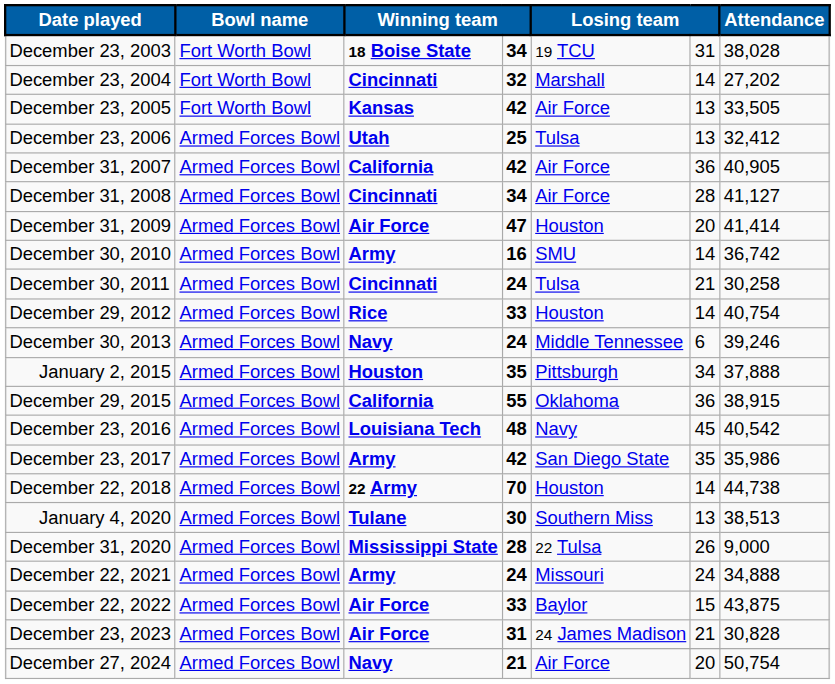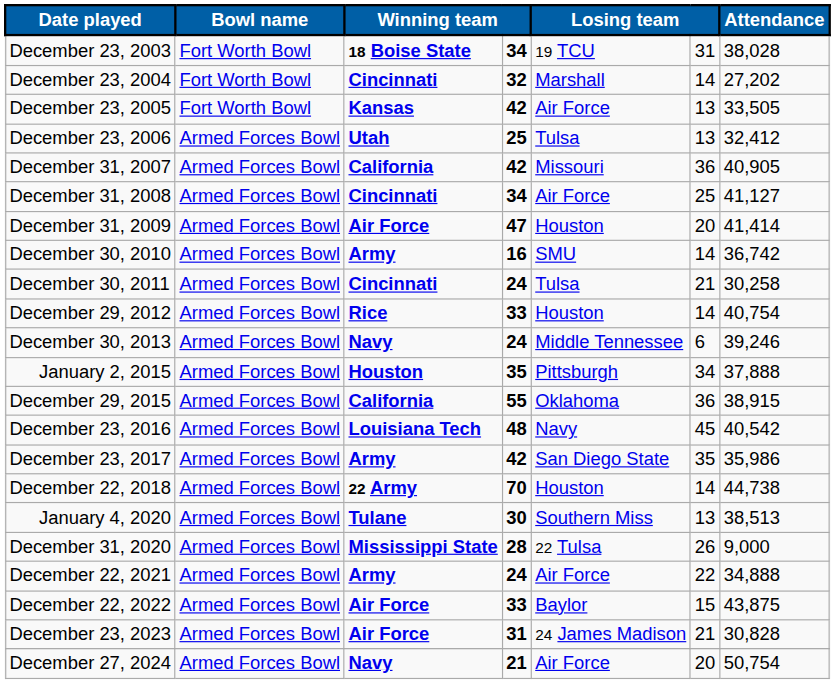(573, 167) Air Force -> (569, 167) Missouri
(705, 196) 28 -> (705, 196) 25
(569, 575) Missouri -> (573, 575) Air Force
(705, 575) 24 -> (705, 575) 22
